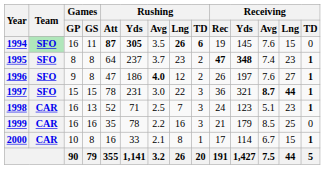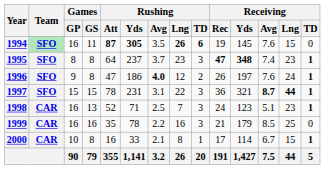(200, 60) 2 -> (200, 60) 3
(290, 76) 27 -> (290, 76) 24
(158, 92) 3.0 -> (158, 92) 3.1
